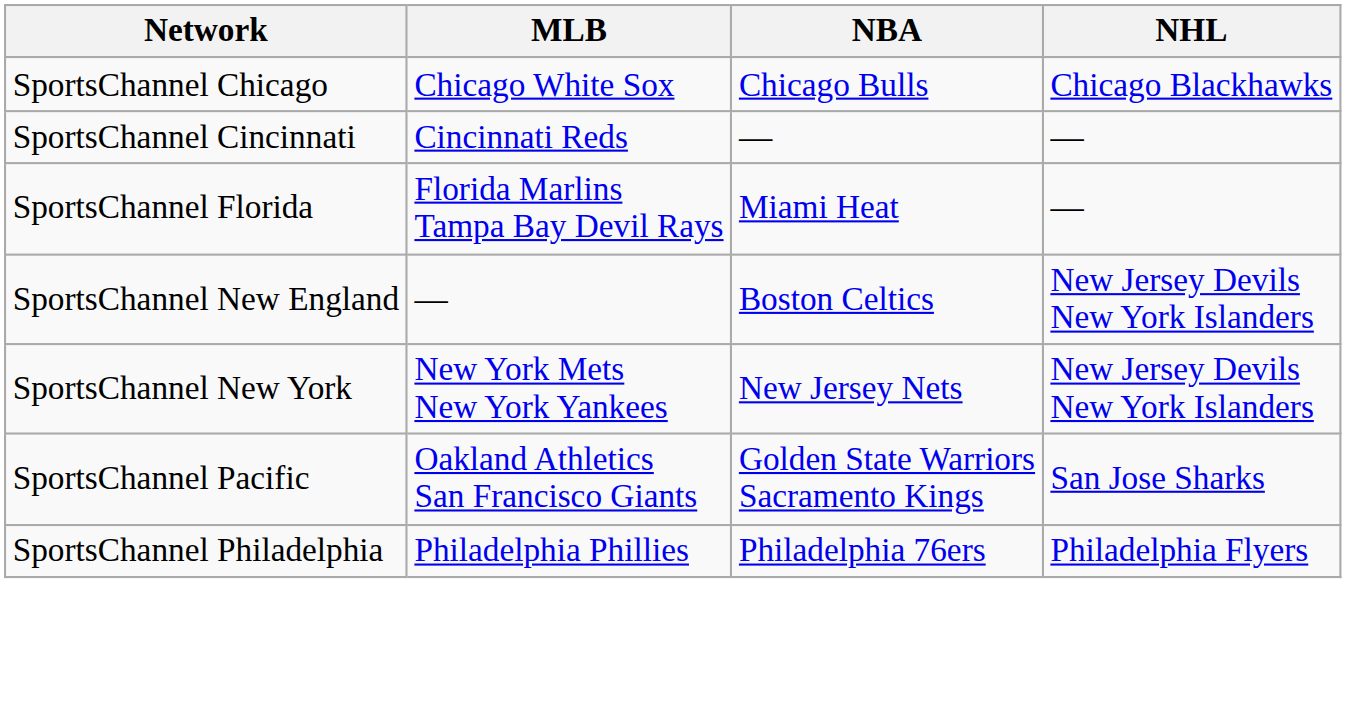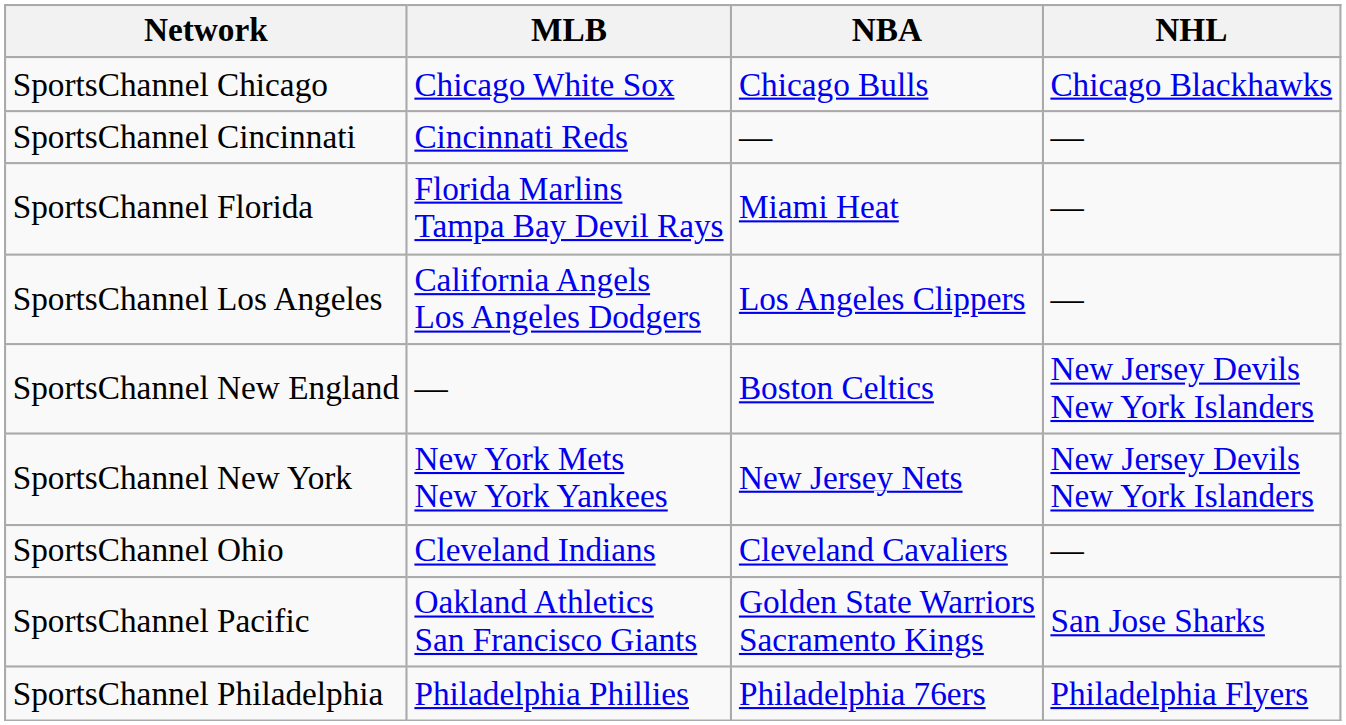+ row: (198, 298)
+ row: (148, 550)
